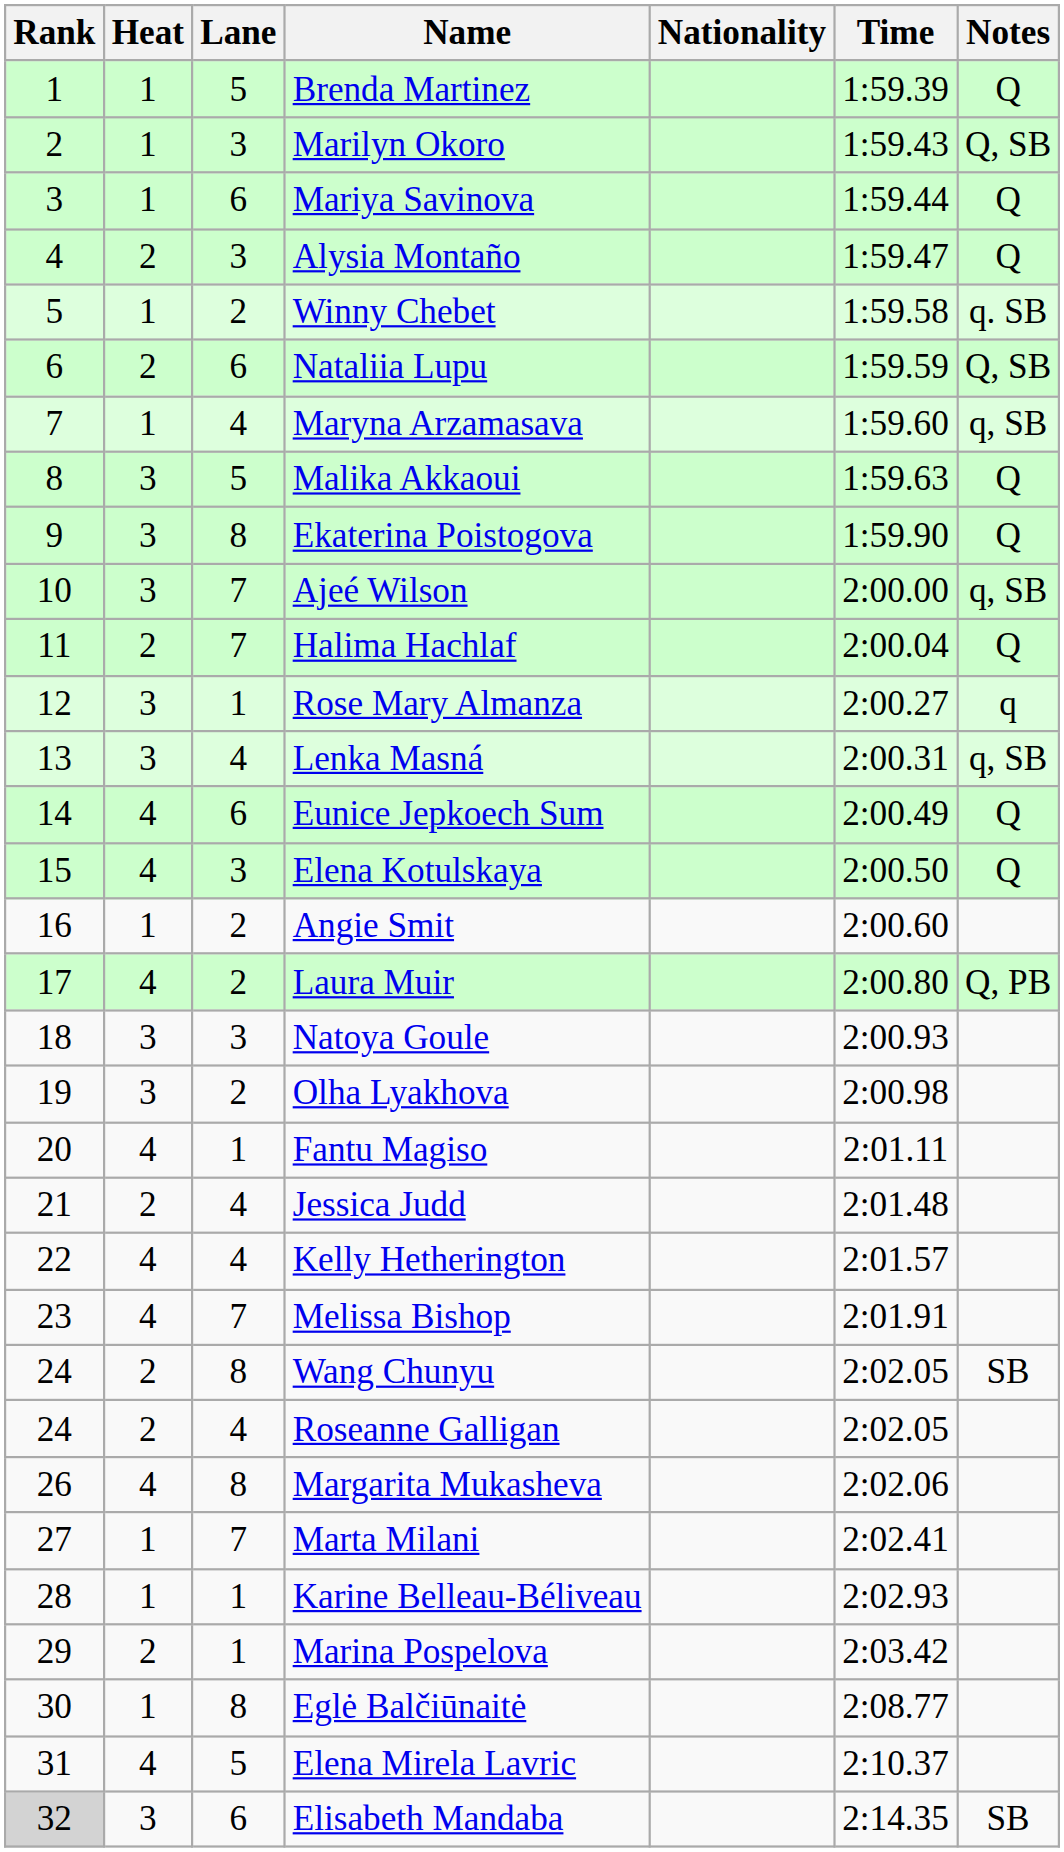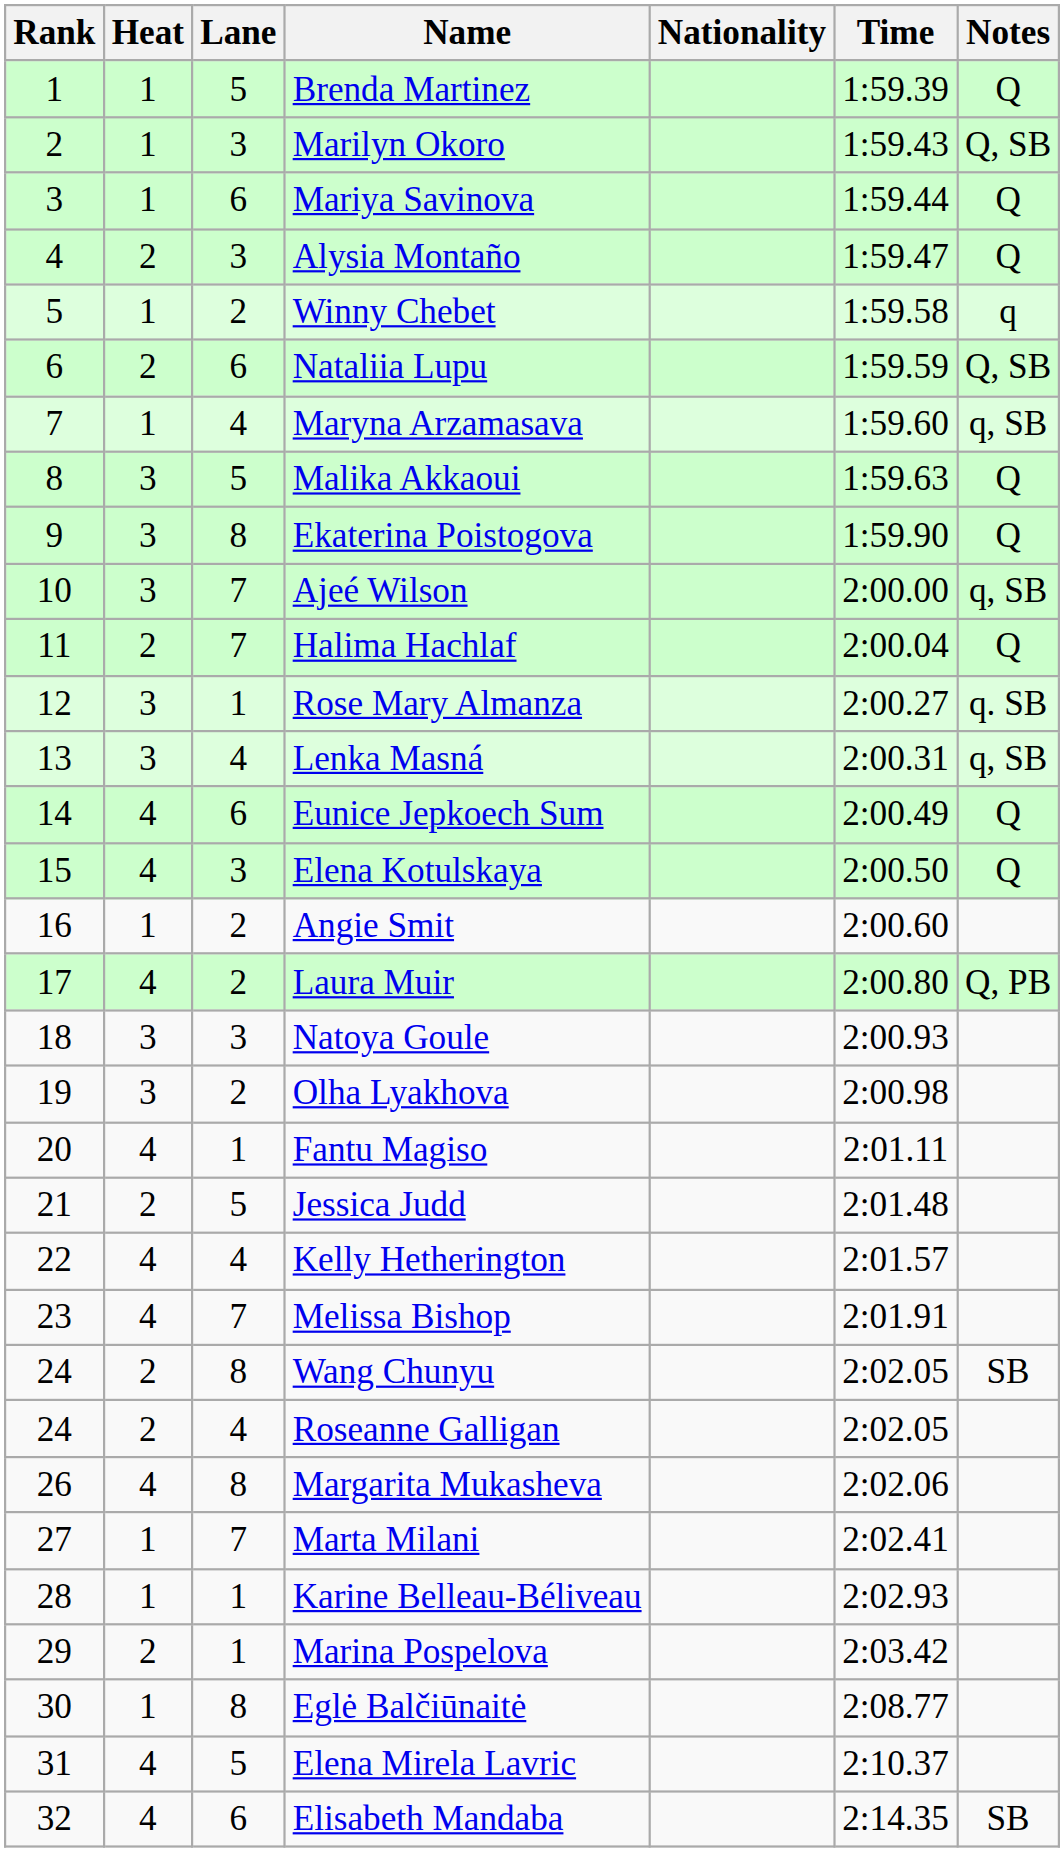(1008, 311) q. SB -> (1008, 311) q
(1008, 702) q -> (1008, 702) q. SB
(238, 1204) 4 -> (238, 1204) 5
(54, 1818) lightgrey background -> (54, 1818) no background
(148, 1818) 3 -> (148, 1818) 4
